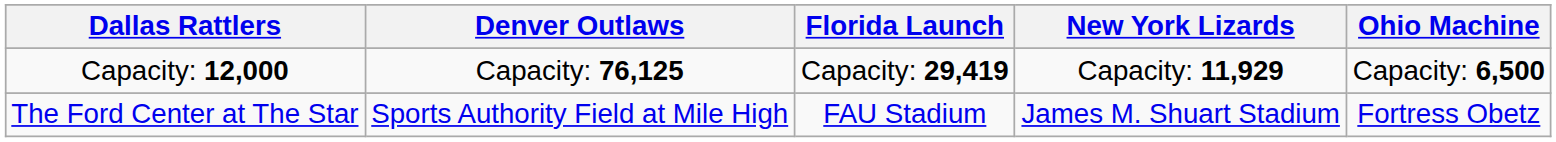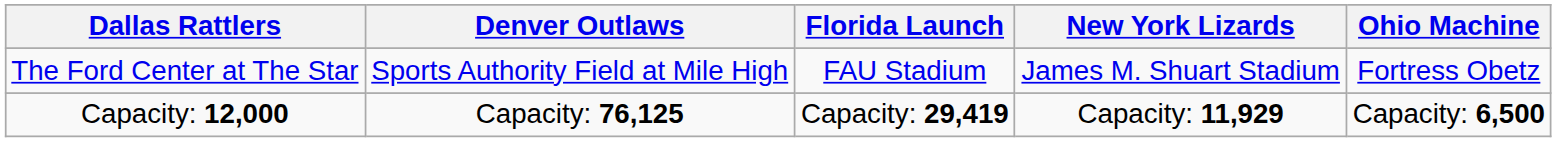rows swapped: (185, 114) <-> (185, 70)
